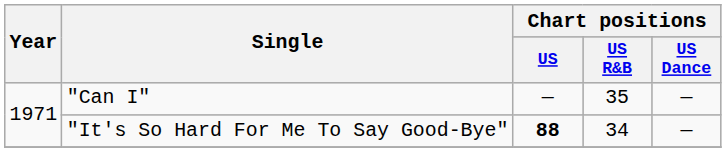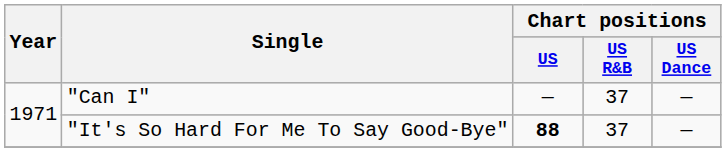(617, 98) 35 -> (617, 98) 37
(617, 131) 34 -> (617, 131) 37
